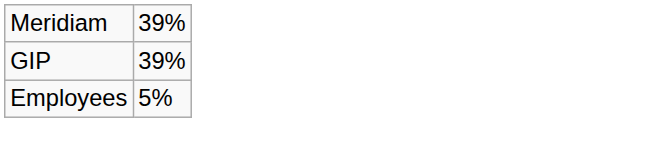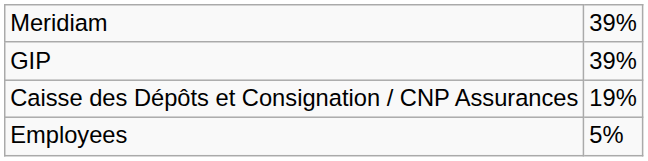+ row: (294, 98)
